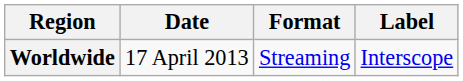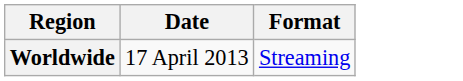- column: (407, 22)
